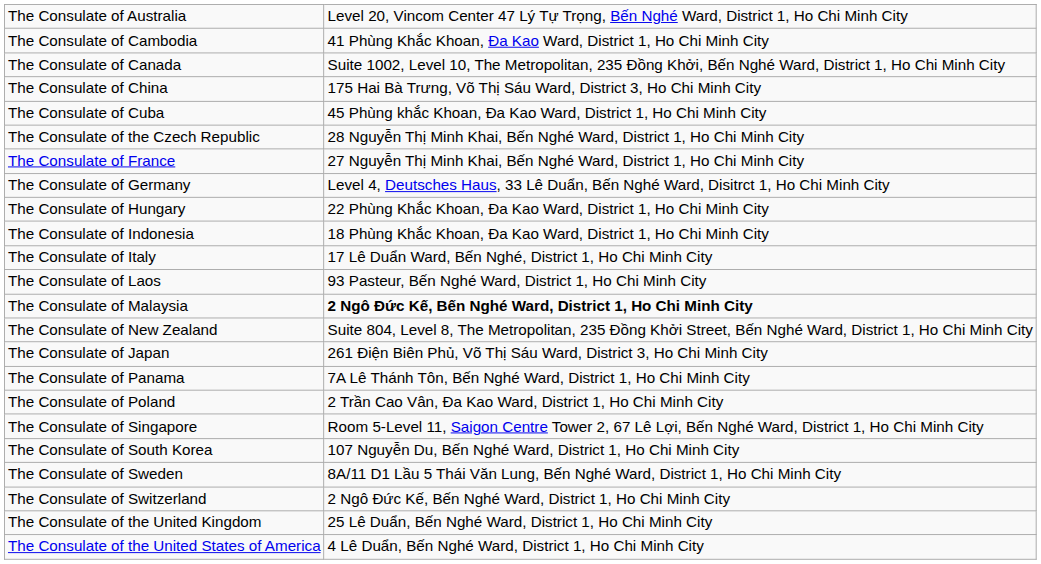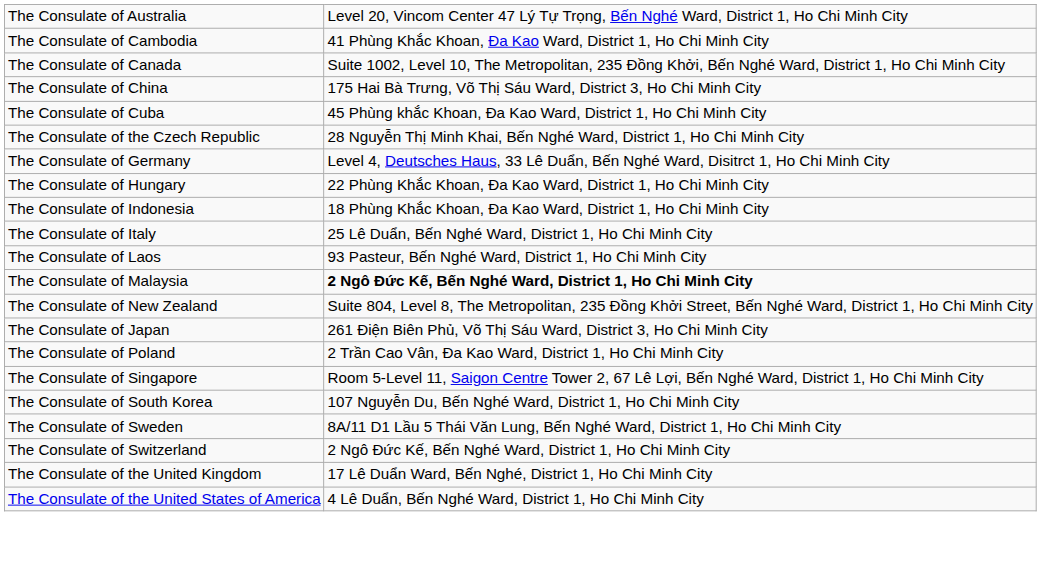- row: (92, 161)
(520, 257) 17 Lê Duẩn Ward, Bến Nghé, District 1, Ho Chi Minh City -> (520, 233) 25 Lê Duẩn, Bến Nghé Ward, District 1, Ho Chi Minh City
- row: (96, 378)
(520, 522) 25 Lê Duẩn, Bến Nghé Ward, District 1, Ho Chi Minh City -> (520, 474) 17 Lê Duẩn Ward, Bến Nghé, District 1, Ho Chi Minh City
